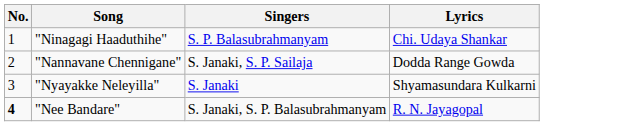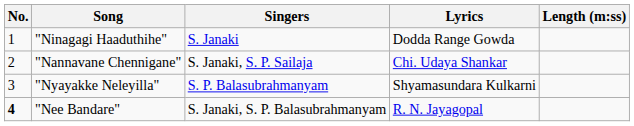+ column: (584, 16)
(258, 39) S. P. Balasubrahmanyam -> (213, 39) S. Janaki
(450, 39) Chi. Udaya Shankar -> (454, 39) Dodda Range Gowda
(454, 62) Dodda Range Gowda -> (450, 62) Chi. Udaya Shankar
(213, 86) S. Janaki -> (258, 86) S. P. Balasubrahmanyam
